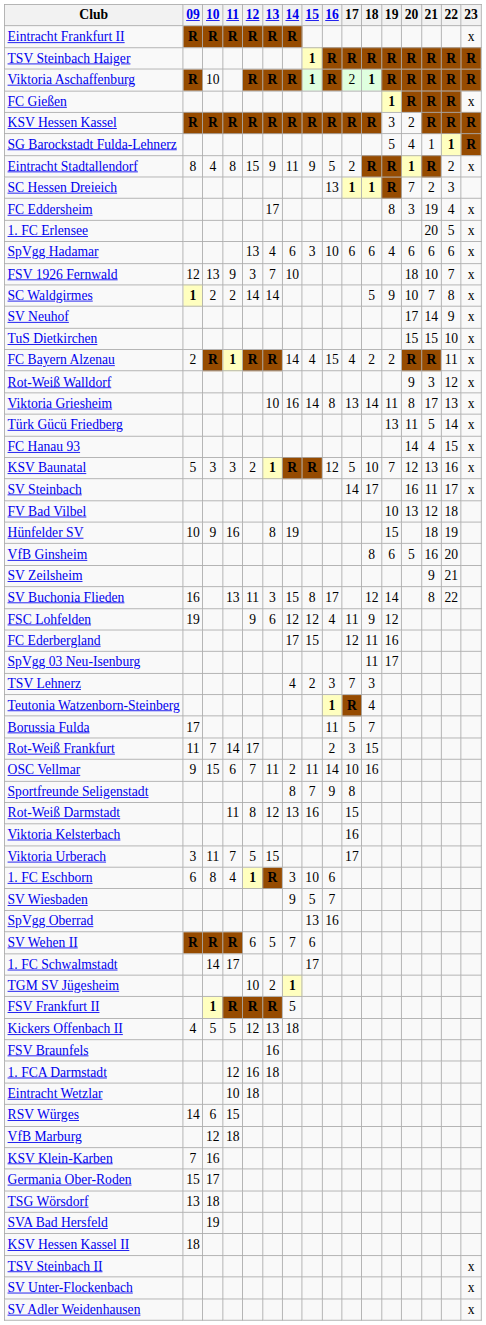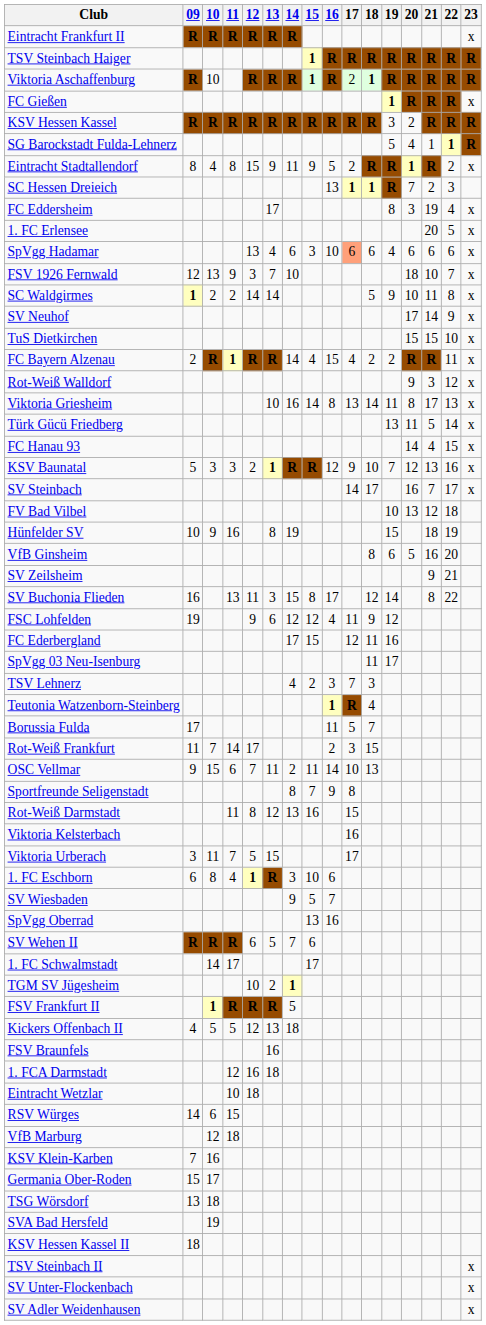(352, 252) no background -> (352, 252) lightsalmon background
(431, 295) 7 -> (431, 295) 11
(352, 468) 5 -> (352, 468) 9
(431, 489) 11 -> (431, 489) 7
(372, 770) 16 -> (372, 770) 13
